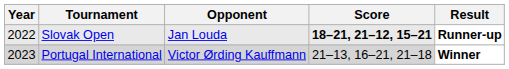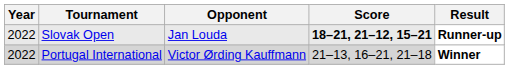(21, 55) 2023 -> (21, 55) 2022
